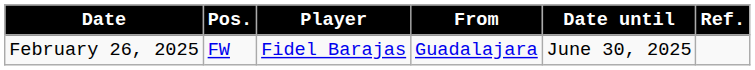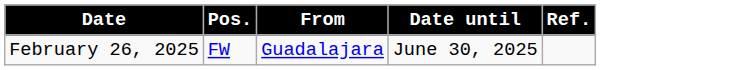- column: (334, 20)
